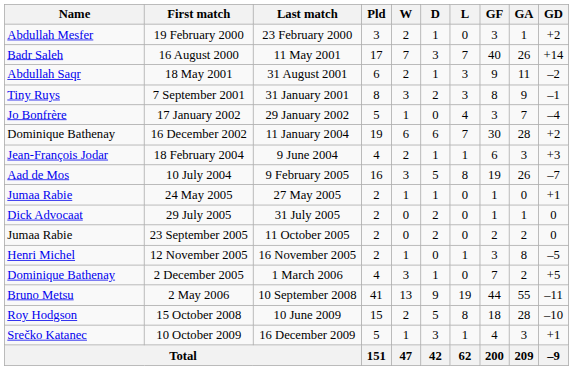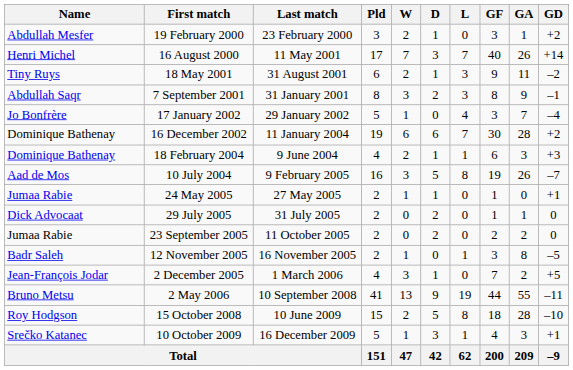(35, 54) Badr Saleh -> (41, 54) Henri Michel
(44, 74) Abdullah Saqr -> (34, 74) Tiny Ruys
(34, 94) Tiny Ruys -> (44, 94) Abdullah Saqr
(58, 154) Jean-François Jodar -> (61, 154) Dominique Bathenay
(41, 255) Henri Michel -> (35, 255) Badr Saleh
(61, 275) Dominique Bathenay -> (58, 275) Jean-François Jodar
